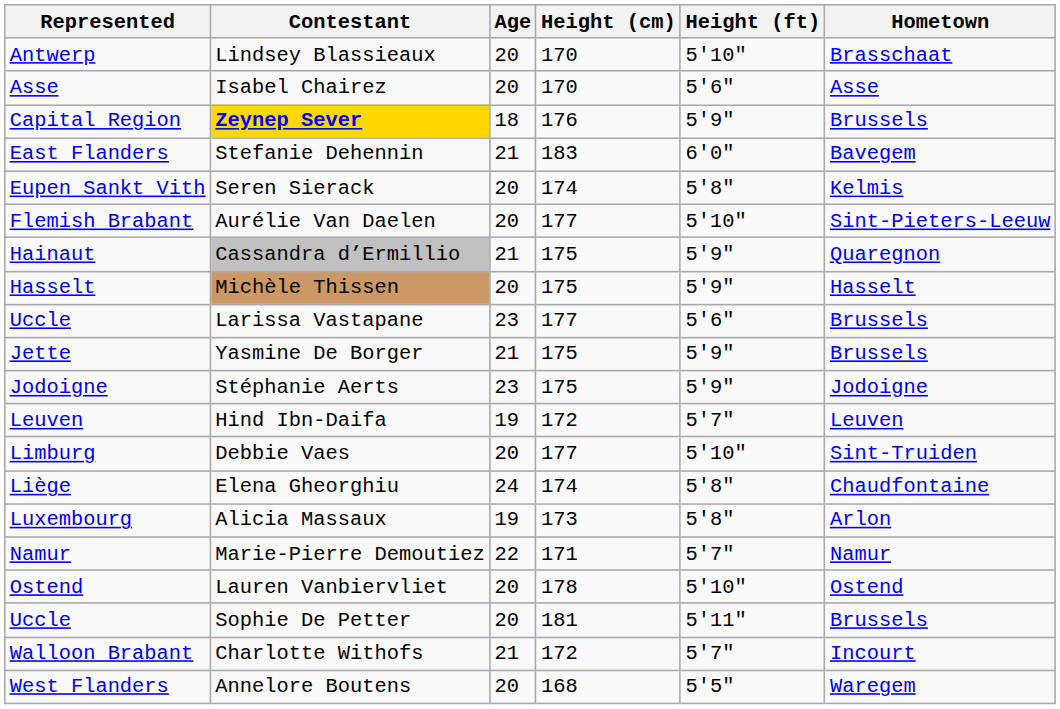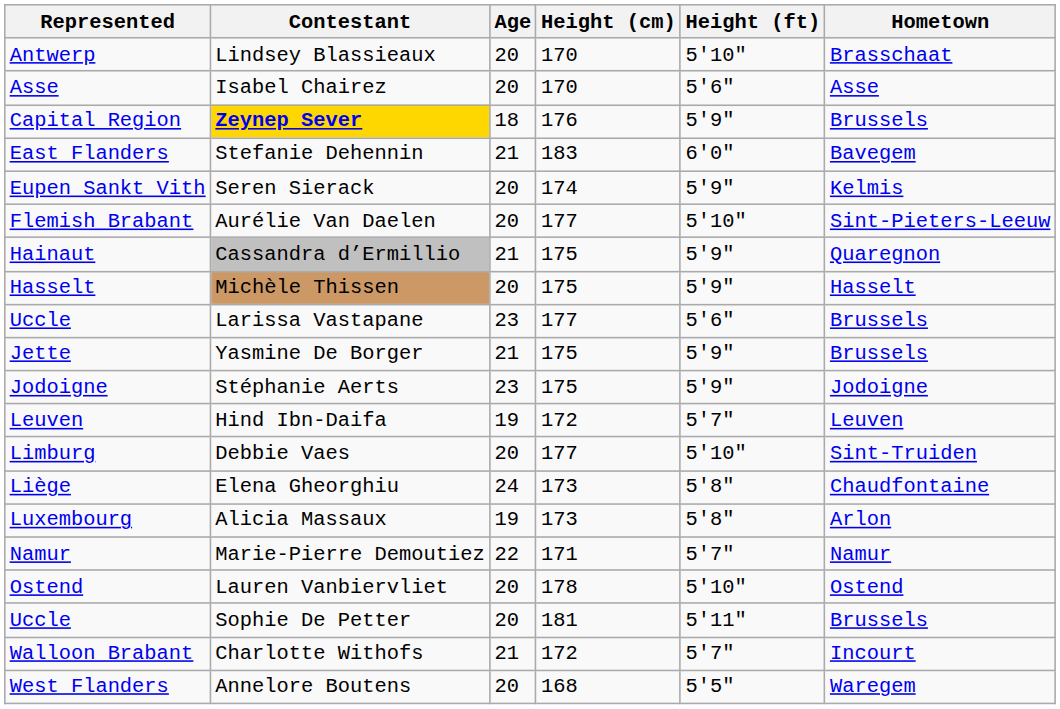(710, 188) 5'8" -> (710, 188) 5'9"
(559, 487) 174 -> (559, 487) 173
